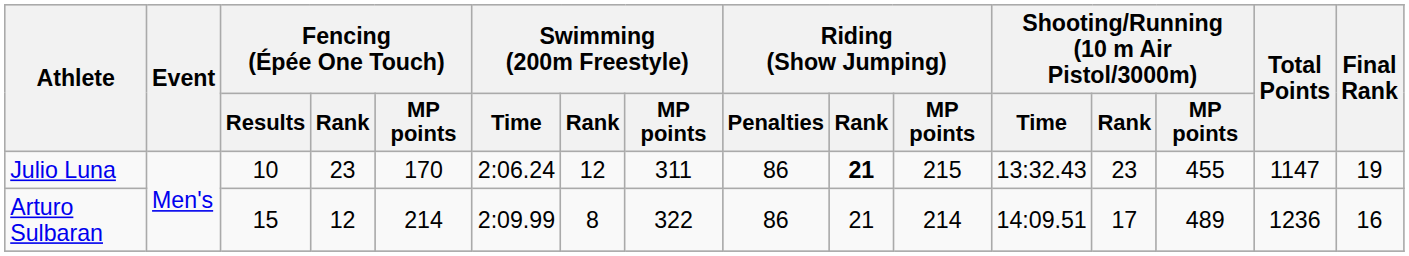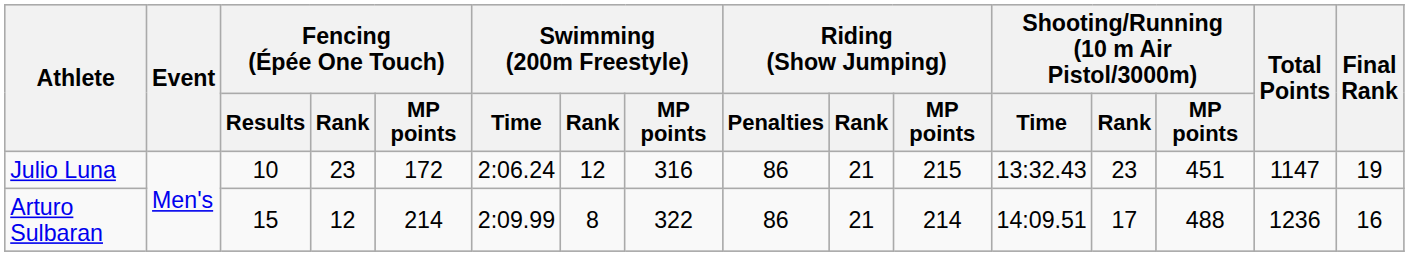(423, 170) 170 -> (423, 170) 172
(673, 170) 311 -> (673, 170) 316
(861, 170) bold -> (861, 170) normal
(1205, 170) 455 -> (1205, 170) 451
(1205, 220) 489 -> (1205, 220) 488
